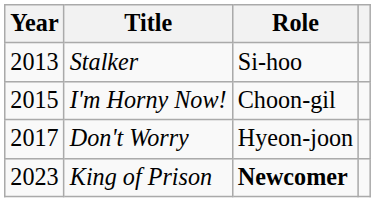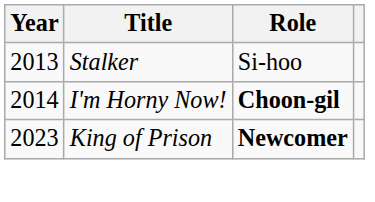(34, 100) 2015 -> (34, 100) 2014
(287, 100) normal -> (289, 100) bold
- row: (129, 138)
